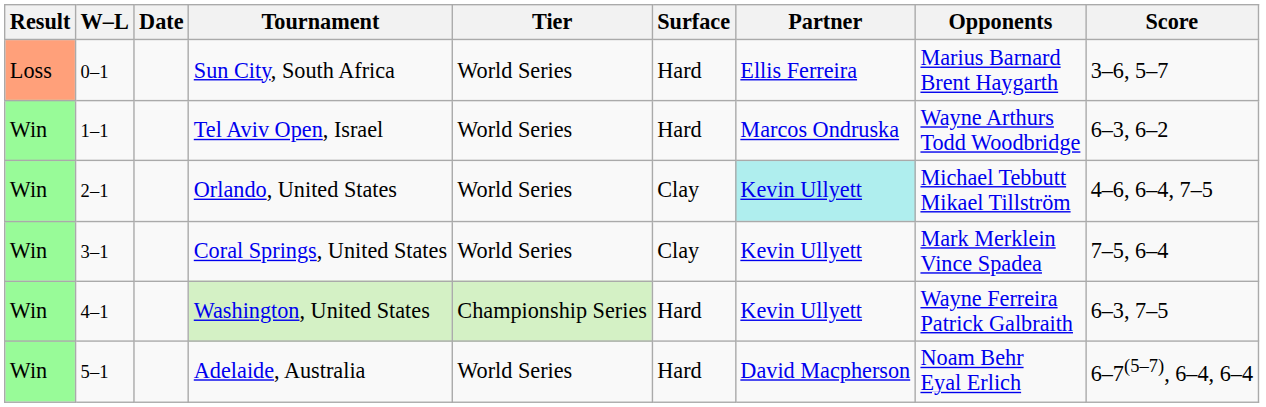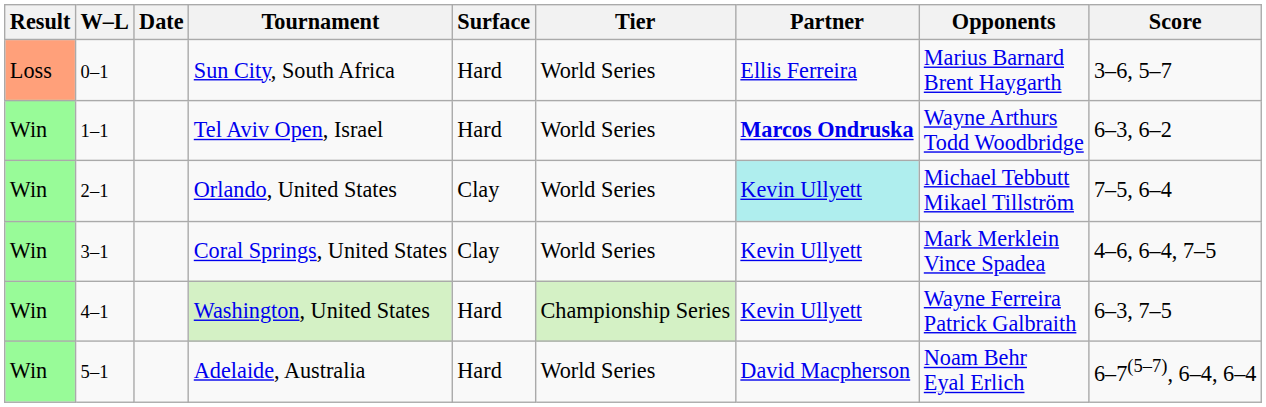columns swapped: (552, 22) <-> (694, 22)
(820, 130) normal -> (827, 130) bold
(1152, 190) 4–6, 6–4, 7–5 -> (1133, 190) 7–5, 6–4
(1130, 250) 7–5, 6–4 -> (1155, 250) 4–6, 6–4, 7–5
